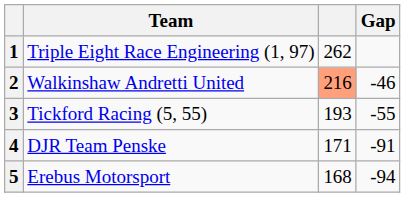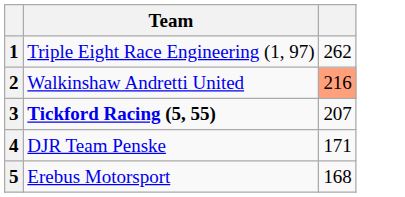- column: (378, 20)
(117, 114) normal -> (122, 114) bold
(338, 114) 193 -> (338, 114) 207
